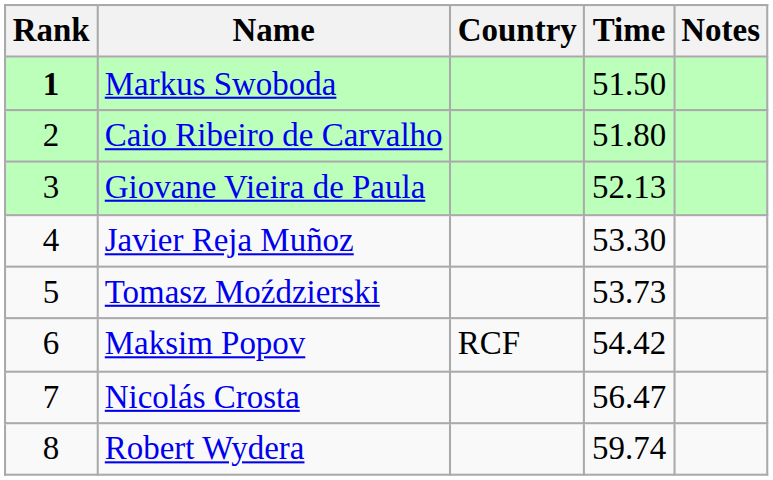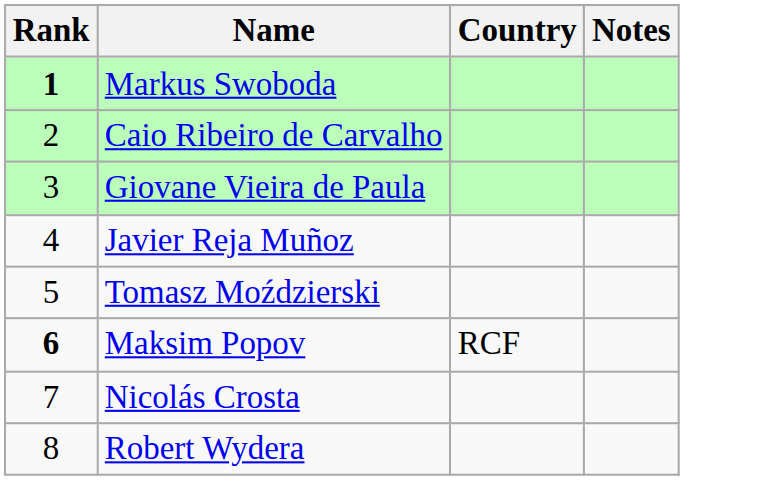- column: (629, 30)
(51, 344) normal -> (51, 344) bold
